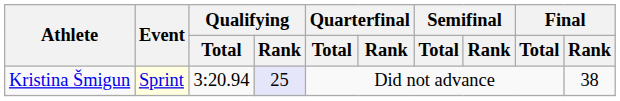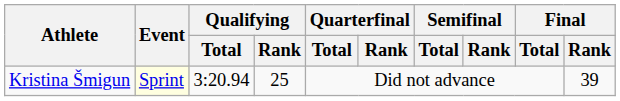(280, 80) lavender background -> (280, 80) no background
(590, 80) 38 -> (590, 80) 39
